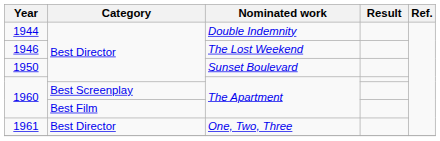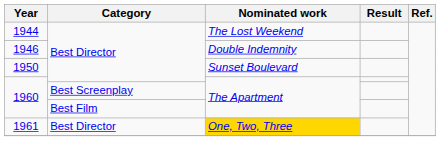(252, 31) Double Indemnity -> (256, 31) The Lost Weekend
(256, 49) The Lost Weekend -> (252, 49) Double Indemnity
(250, 126) no background -> (250, 126) gold background
